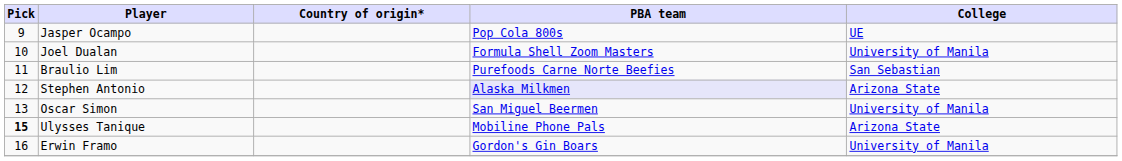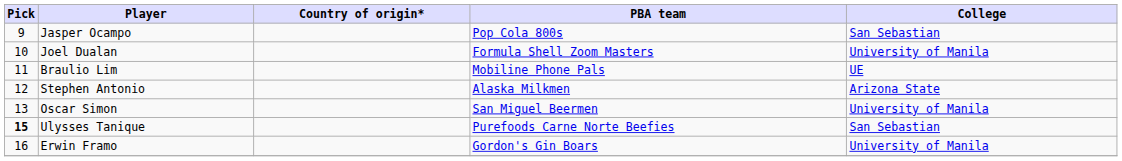(856, 33) UE -> (895, 33) San Sebastian
(574, 70) Purefoods Carne Norte Beefies -> (539, 70) Mobiline Phone Pals
(895, 70) San Sebastian -> (856, 70) UE
(521, 89) lavender background -> (521, 89) no background
(539, 127) Mobiline Phone Pals -> (574, 127) Purefoods Carne Norte Beefies
(895, 127) Arizona State -> (895, 127) San Sebastian
